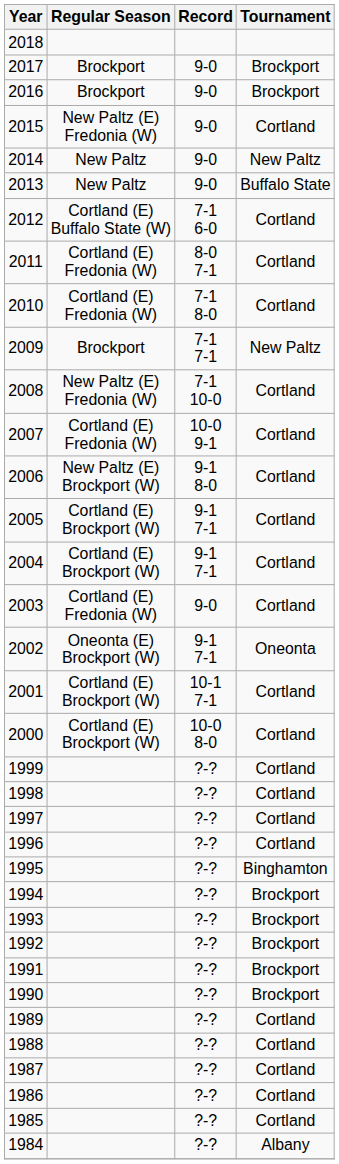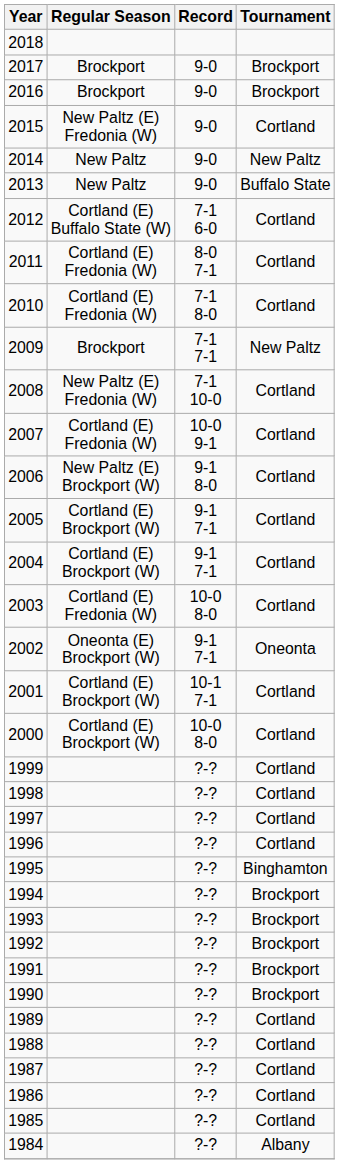(206, 606) 9-0 -> (206, 606) 10-0 8-0
